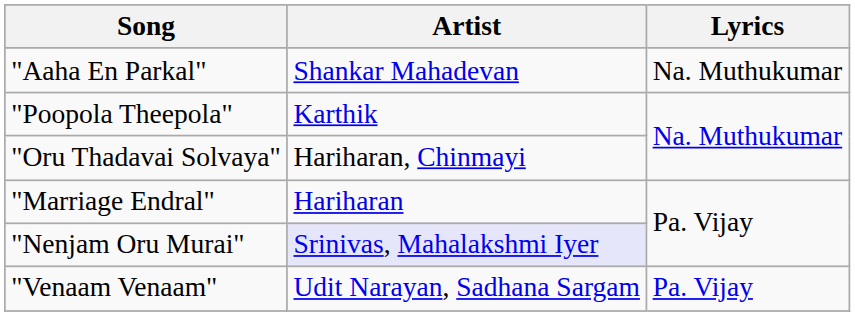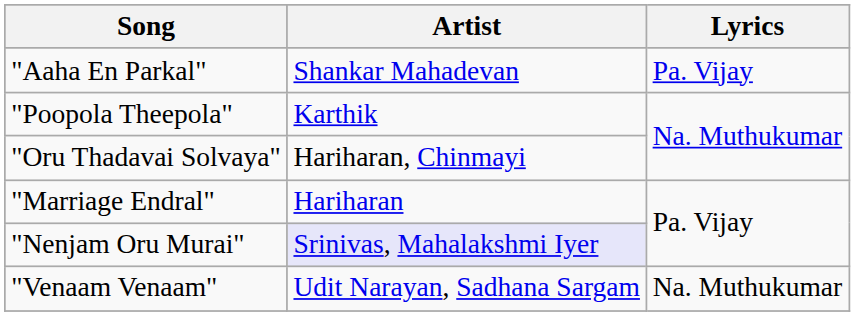(747, 69) Na. Muthukumar -> (703, 69) Pa. Vijay
(703, 288) Pa. Vijay -> (747, 288) Na. Muthukumar
